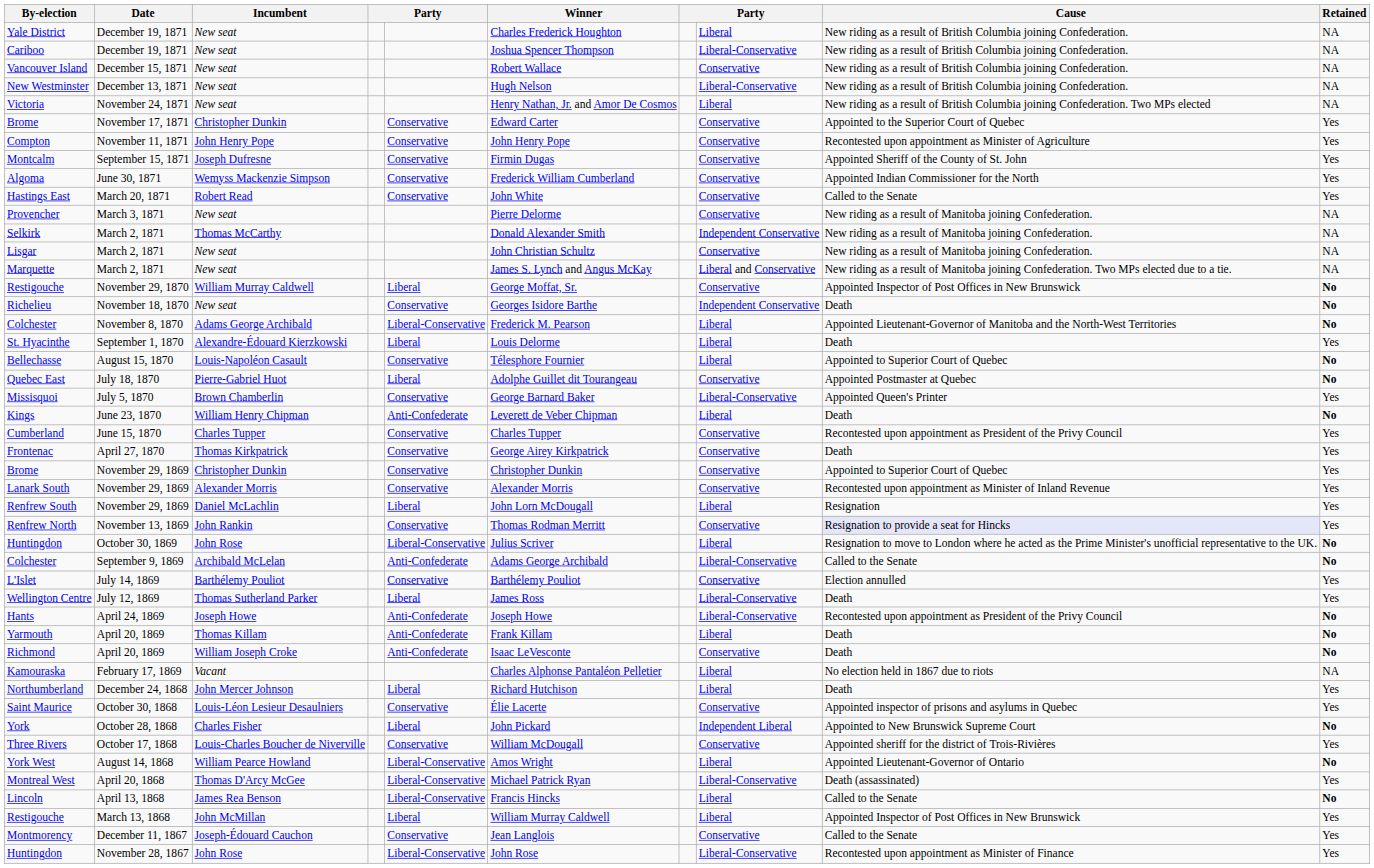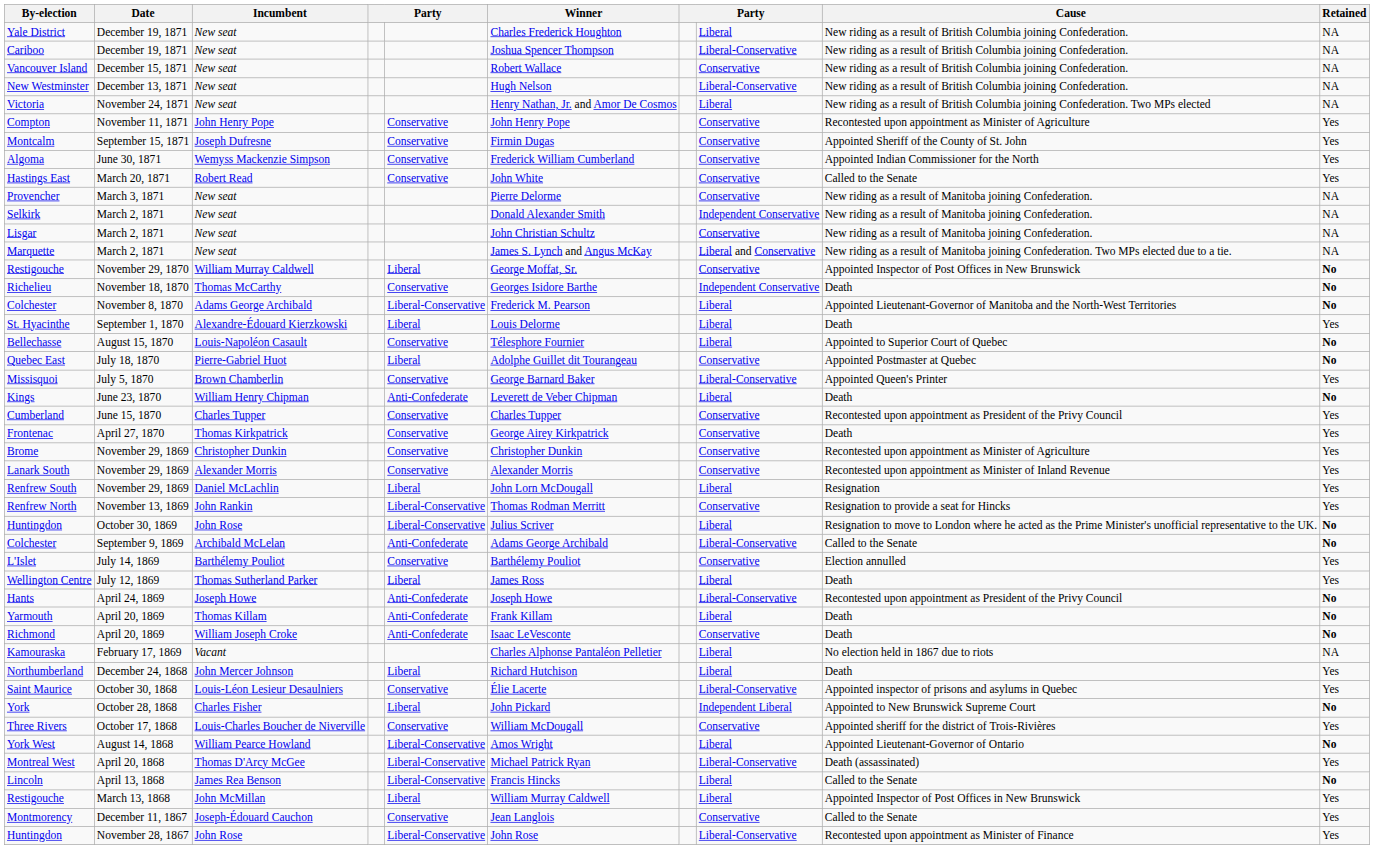- row: (23, 123)
(238, 232) Thomas McCarthy -> (216, 214) New seat
(216, 305) New seat -> (238, 287) Thomas McCarthy
(916, 470) Appointed to Superior Court of Quebec -> (957, 452) Recontested upon appointment as Minister of Agriculture
(418, 525) Conservative -> (436, 506) Liberal-Conservative
(918, 525) lavender background -> (918, 506) no background
(748, 598) Liberal-Conservative -> (715, 580) Liberal
(729, 707) Conservative -> (748, 689) Liberal-Conservative
